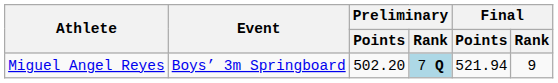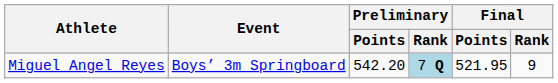(379, 65) 502.20 -> (379, 65) 542.20
(481, 65) 521.94 -> (481, 65) 521.95
